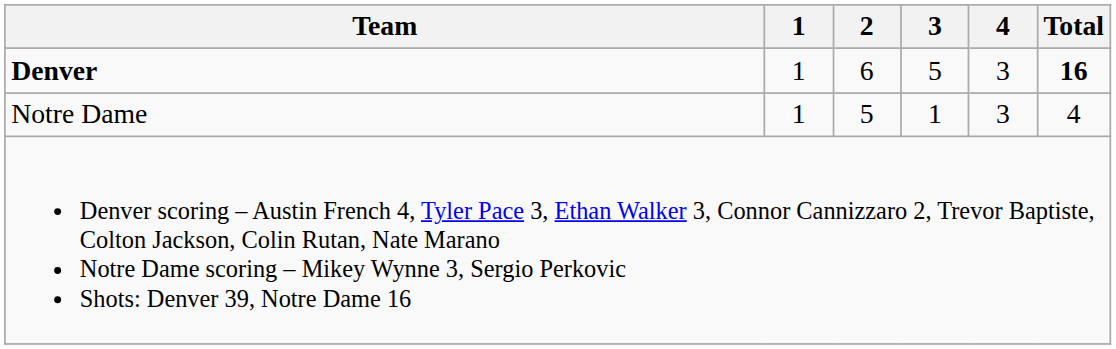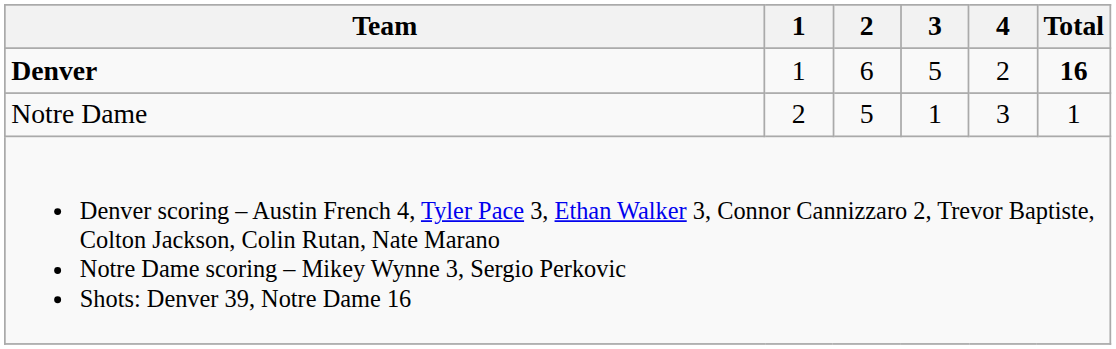(1003, 70) 3 -> (1003, 70) 2
(799, 114) 1 -> (799, 114) 2
(1074, 114) 4 -> (1074, 114) 1
